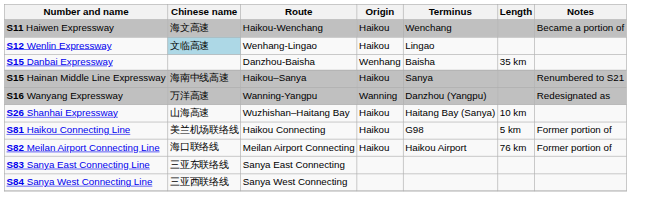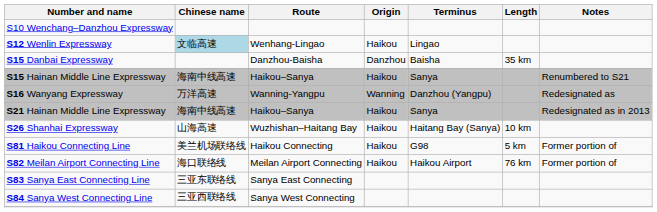+ row: (90, 27)
- row: (60, 28)
(380, 62) Wenhang -> (386, 60) Danzhou
+ row: (86, 111)
